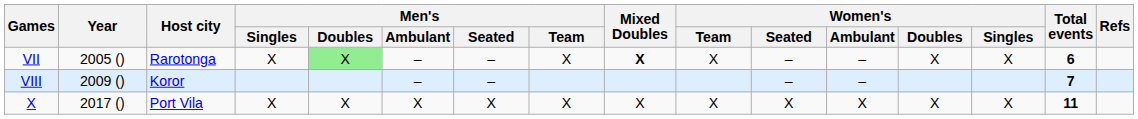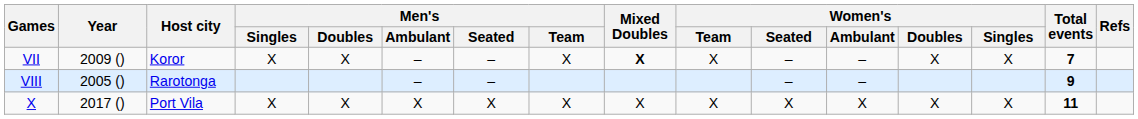(102, 59) 2005 () -> (102, 59) 2009 ()
(183, 59) Rarotonga -> (167, 59) Koror
(345, 59) lightgreen background -> (345, 59) no background
(1071, 59) 6 -> (1071, 59) 7
(102, 81) 2009 () -> (102, 81) 2005 ()
(167, 81) Koror -> (183, 81) Rarotonga
(1071, 81) 7 -> (1071, 81) 9
